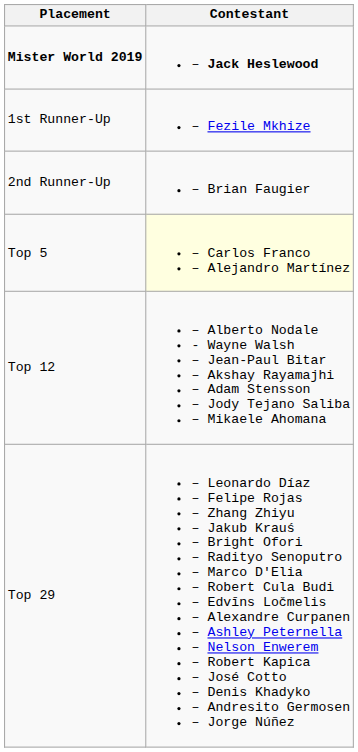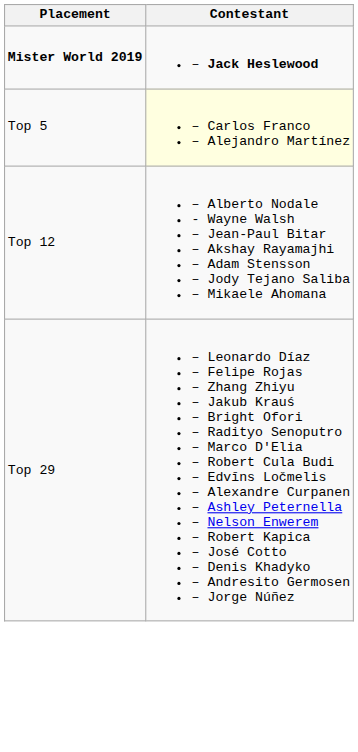- row: (59, 120)
- row: (59, 183)
